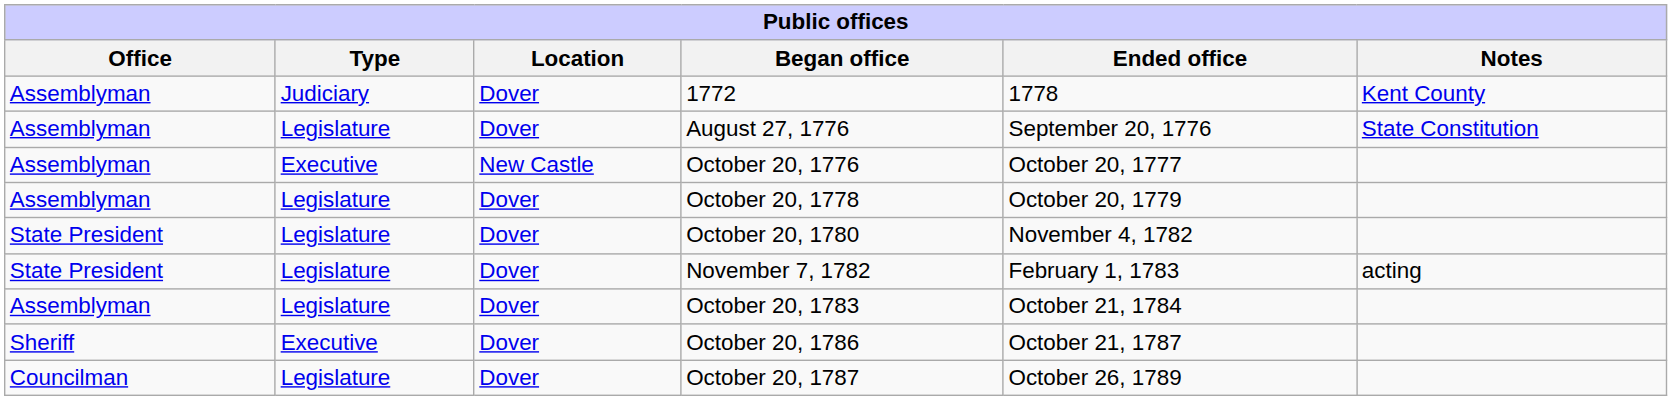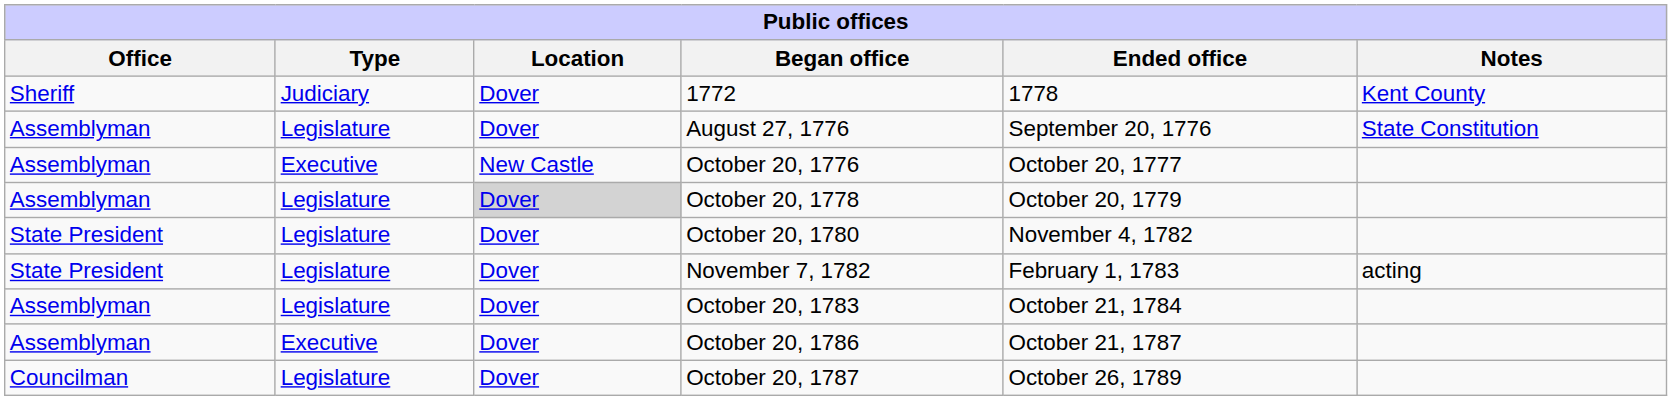(80, 93) Assemblyman -> (42, 93) Sheriff
(509, 199) no background -> (509, 199) lightgrey background
(42, 341) Sheriff -> (80, 341) Assemblyman
